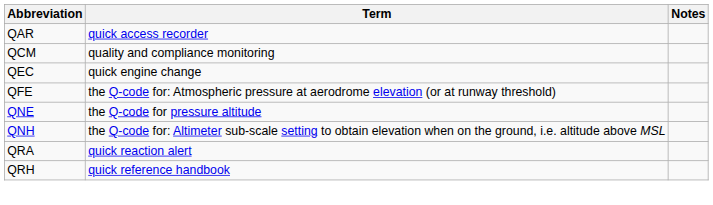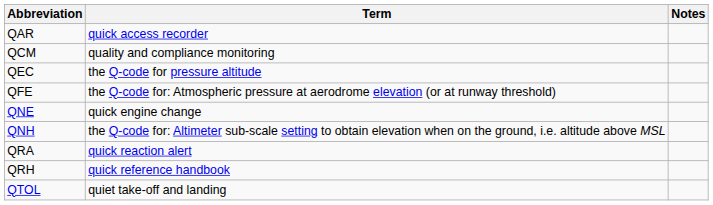(145, 72) quick engine change -> (175, 72) the Q-code for pressure altitude
(175, 111) the Q-code for pressure altitude -> (145, 111) quick engine change
+ row: (24, 190)
